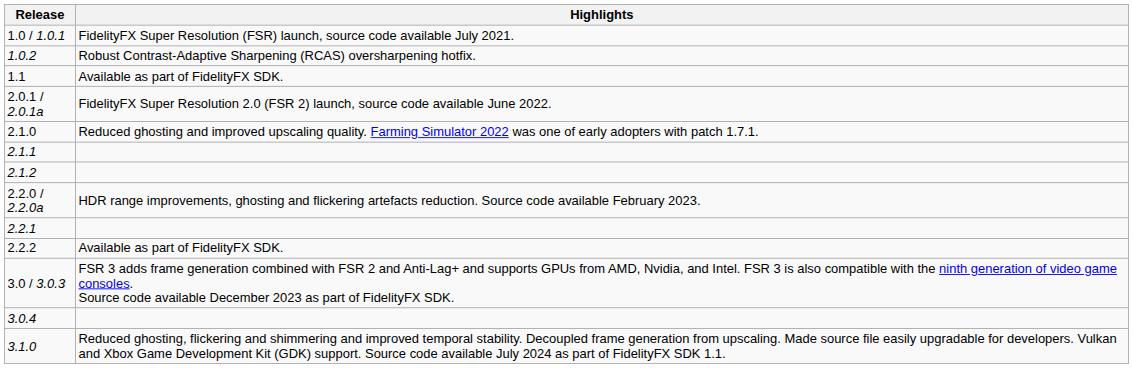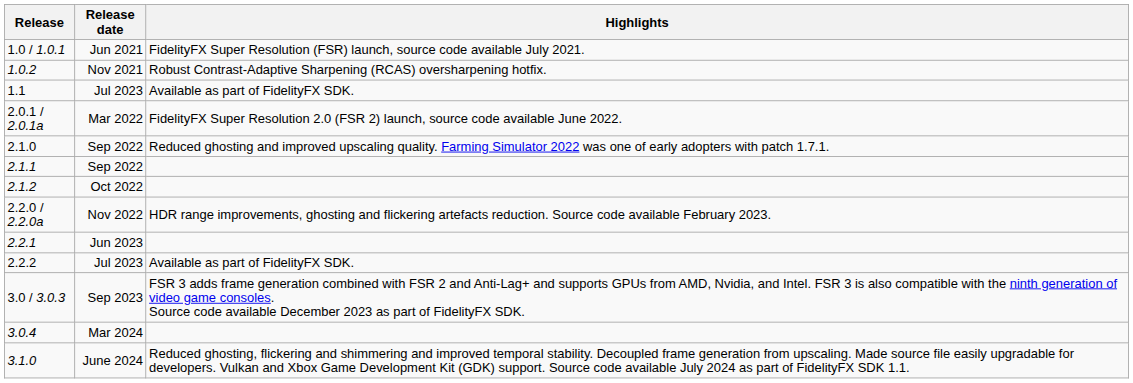+ column: (110, 22)
